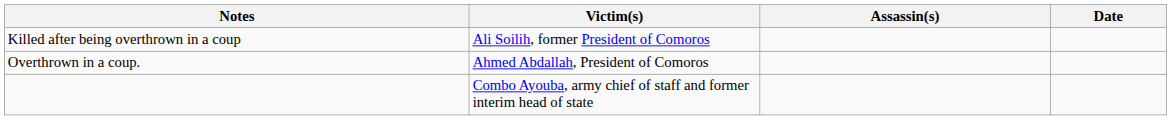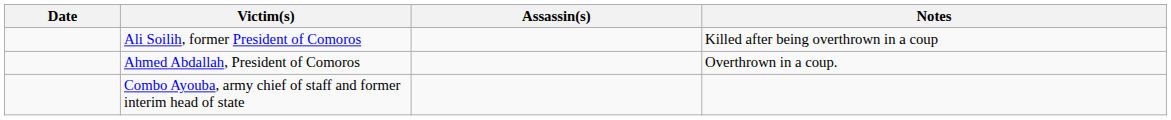columns swapped: (1108, 16) <-> (237, 16)
